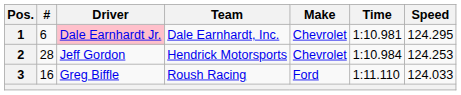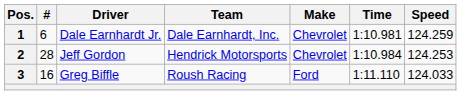(111, 35) pink background -> (111, 35) no background
(430, 35) 124.295 -> (430, 35) 124.259
